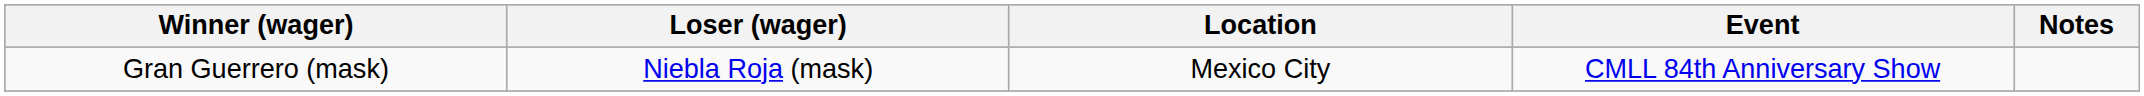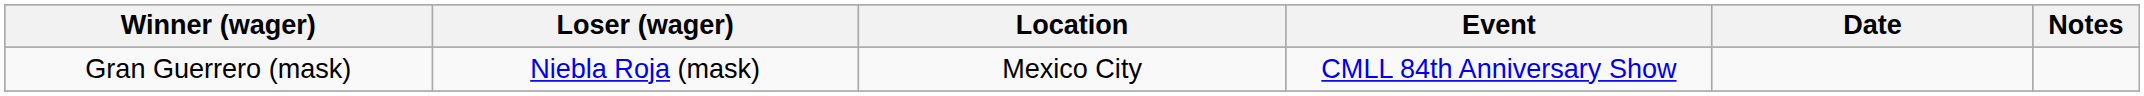+ column: (1872, 25)
